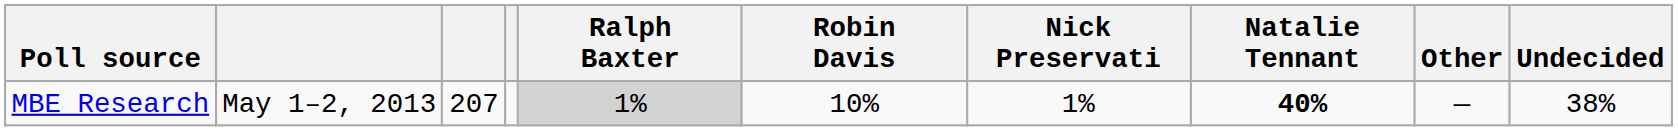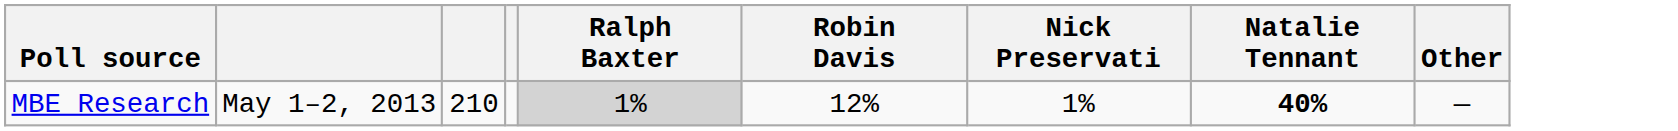- column: (1590, 59)
(474, 104) 207 -> (474, 104) 210
(854, 104) 10% -> (854, 104) 12%
